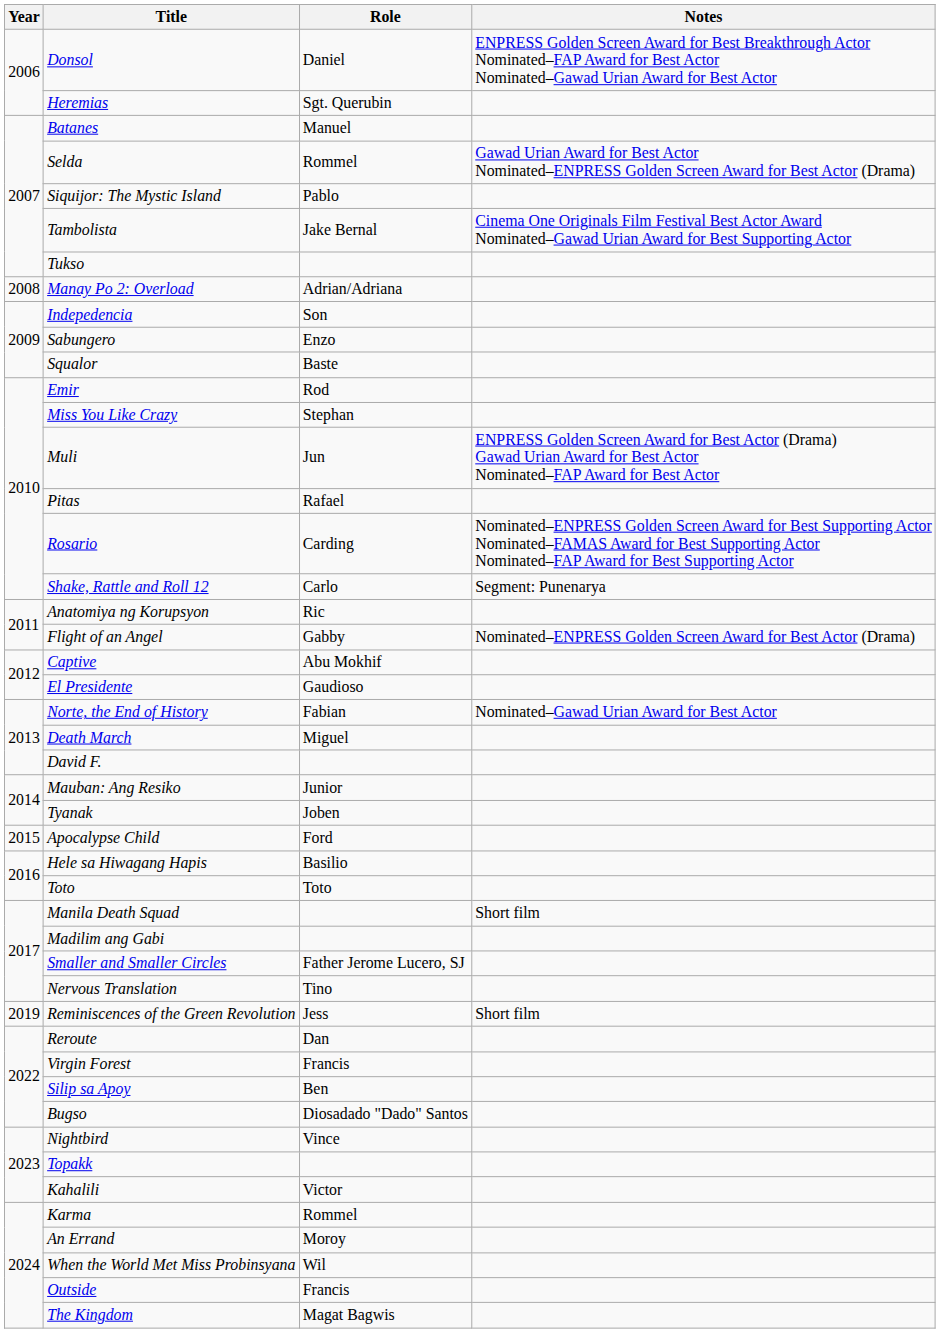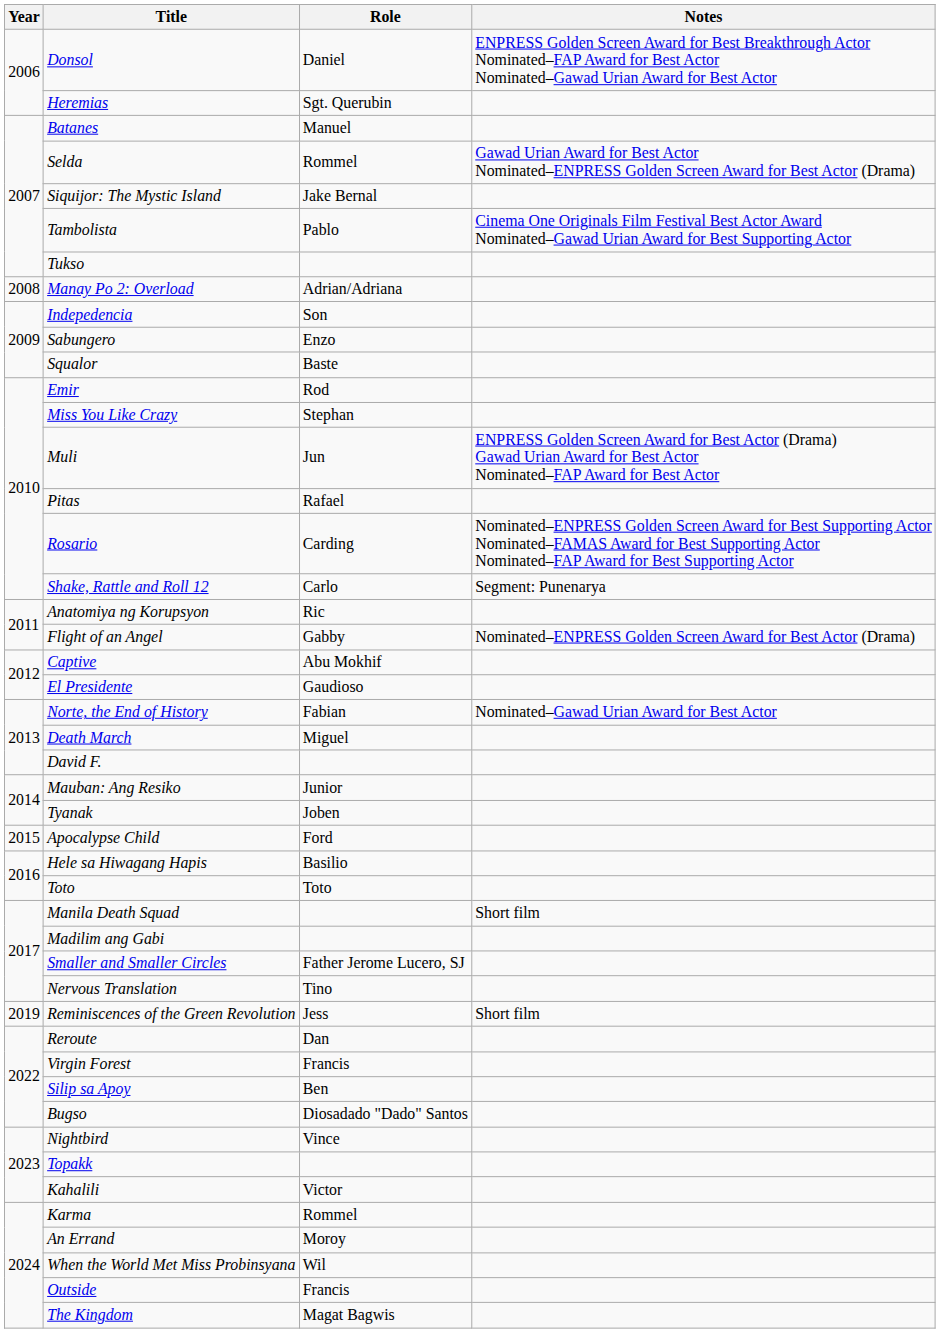(321, 196) Pablo -> (340, 196) Jake Bernal
(340, 230) Jake Bernal -> (321, 230) Pablo
